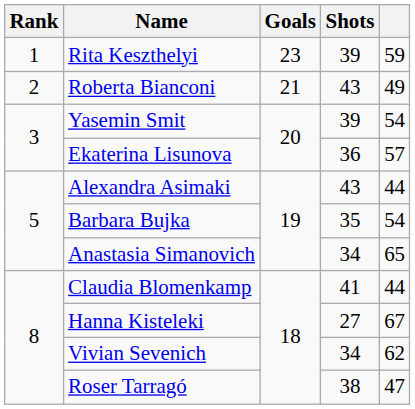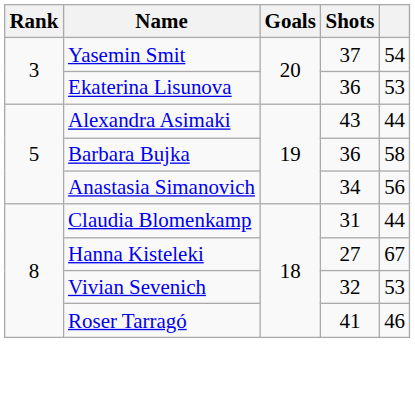- row: (133, 54)
- row: (142, 87)
(350, 120) 39 -> (350, 54) 37
(395, 154) 57 -> (395, 87) 53
(350, 220) 35 -> (350, 154) 36
(395, 220) 54 -> (395, 154) 58
(395, 253) 65 -> (395, 187) 56
(350, 287) 41 -> (350, 220) 31
(350, 353) 34 -> (350, 287) 32
(395, 353) 62 -> (395, 287) 53
(350, 386) 38 -> (350, 320) 41
(395, 386) 47 -> (395, 320) 46
